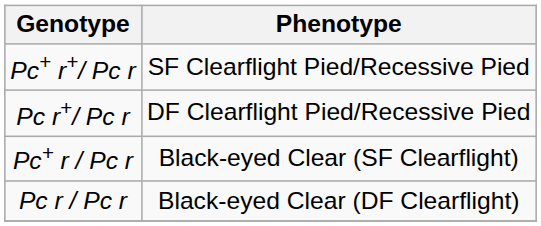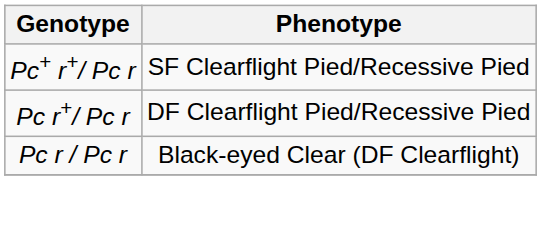- row: (73, 158)
